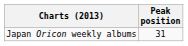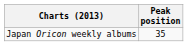(161, 34) 31 -> (161, 34) 35
